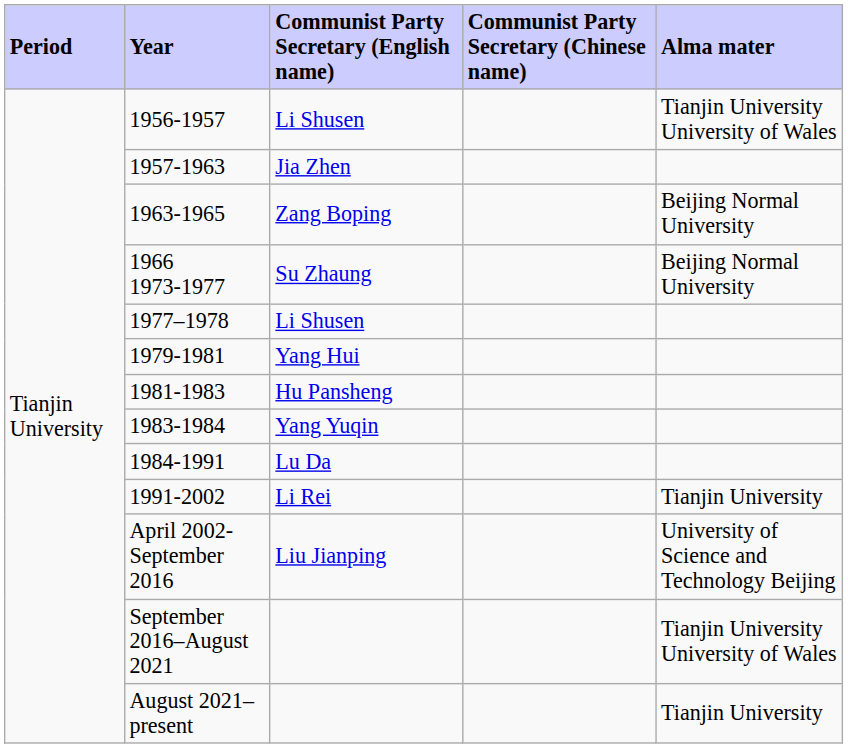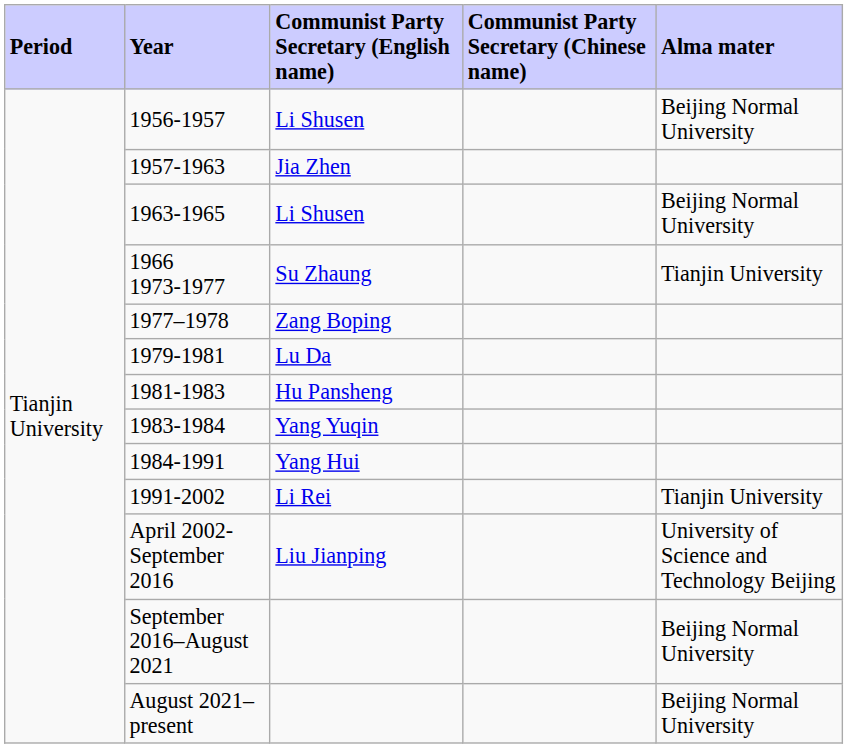(749, 119) Tianjin University University of Wales -> (730, 119) Beijing Normal University
(333, 214) Zang Boping -> (320, 214) Li Shusen
(730, 273) Beijing Normal University -> (742, 273) Tianjin University
(320, 321) Li Shusen -> (333, 321) Zang Boping
(317, 356) Yang Hui -> (303, 356) Lu Da
(303, 461) Lu Da -> (317, 461) Yang Hui
(749, 640) Tianjin University University of Wales -> (730, 640) Beijing Normal University
(742, 713) Tianjin University -> (730, 713) Beijing Normal University
